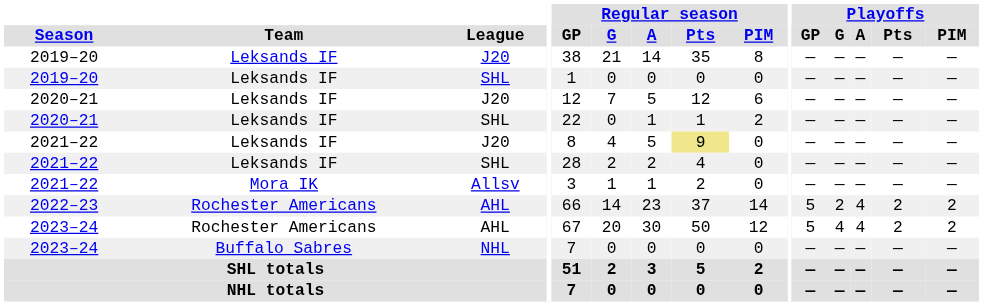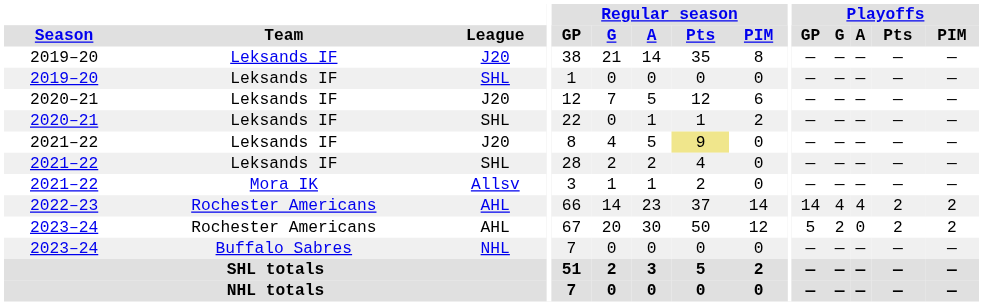(811, 206) 5 -> (811, 206) 14
(840, 206) 2 -> (840, 206) 4
(840, 227) 4 -> (840, 227) 2
(860, 227) 4 -> (860, 227) 0
